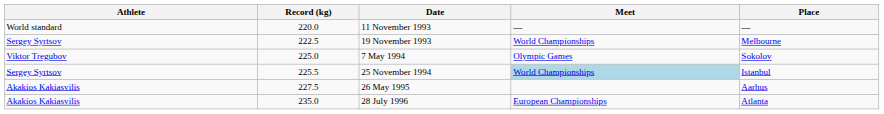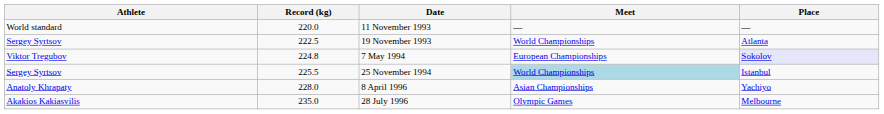(761, 42) Melbourne -> (755, 42) Atlanta
(308, 57) 225.0 -> (308, 57) 224.8
(543, 57) Olympic Games -> (560, 57) European Championships
(756, 57) no background -> (756, 57) lavender background
- row: (385, 87)
+ row: (384, 87)
(560, 102) European Championships -> (543, 102) Olympic Games
(755, 102) Atlanta -> (761, 102) Melbourne
